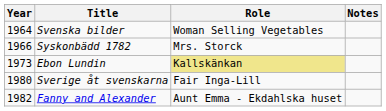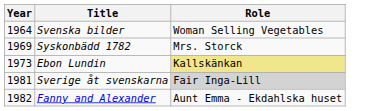- column: (363, 13)
(19, 47) 1966 -> (19, 47) 1969
(19, 81) 1980 -> (19, 81) 1981
(217, 81) no background -> (217, 81) lightgrey background
